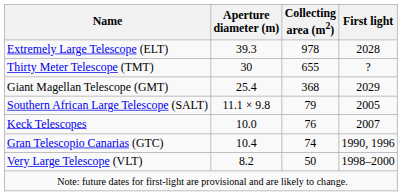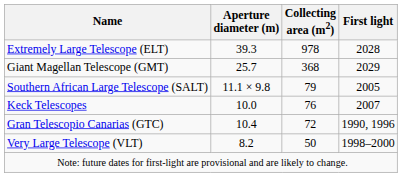- row: (80, 67)
(246, 86) 25.4 -> (246, 67) 25.7
(310, 143) 74 -> (310, 124) 72
